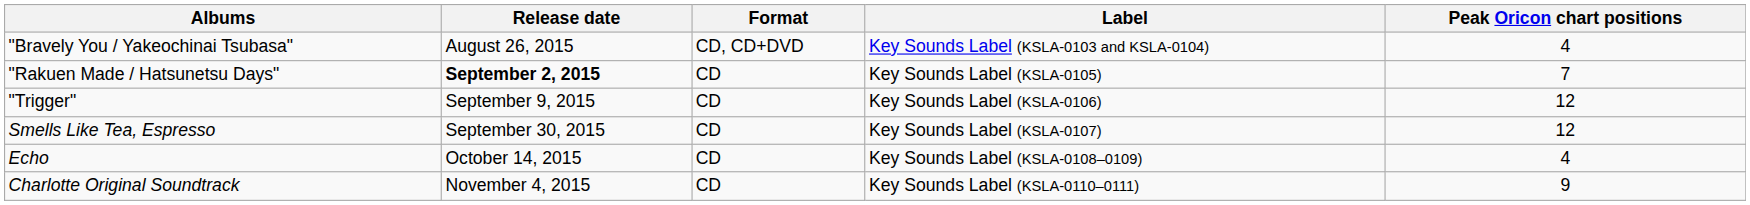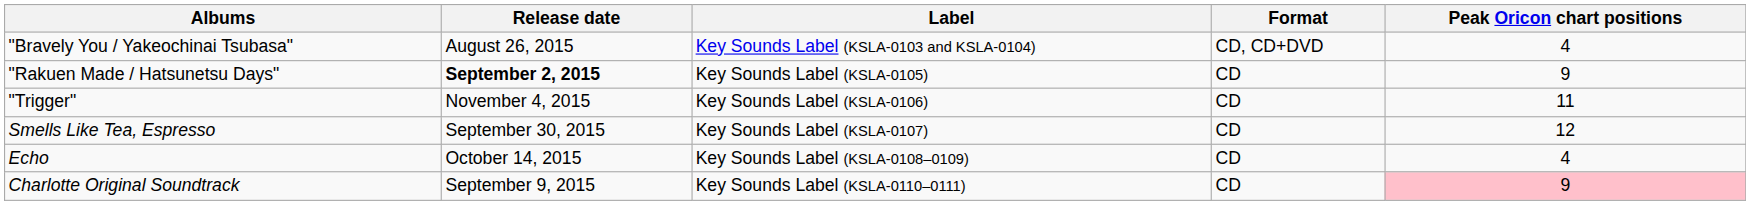columns swapped: (1125, 18) <-> (778, 18)
(1565, 74) 7 -> (1565, 74) 9
(520, 102) September 9, 2015 -> (518, 102) November 4, 2015
(1565, 102) 12 -> (1565, 102) 11
(518, 185) November 4, 2015 -> (520, 185) September 9, 2015
(1565, 185) no background -> (1565, 185) pink background
